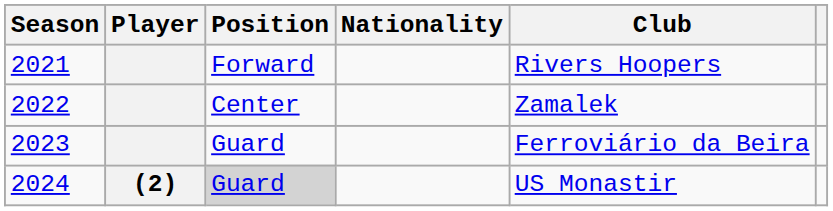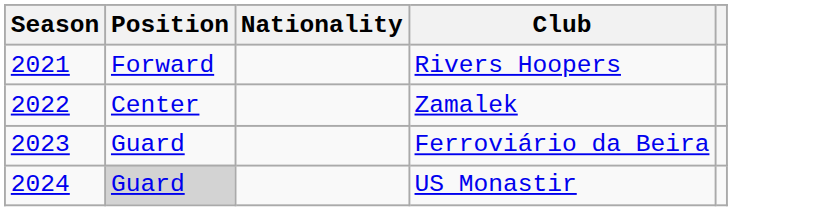- column: (155, 25)
